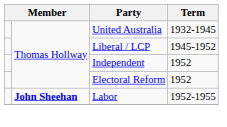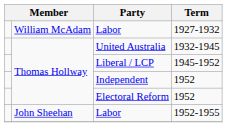+ row: (108, 29)
(46, 96) bold -> (43, 113) normal
